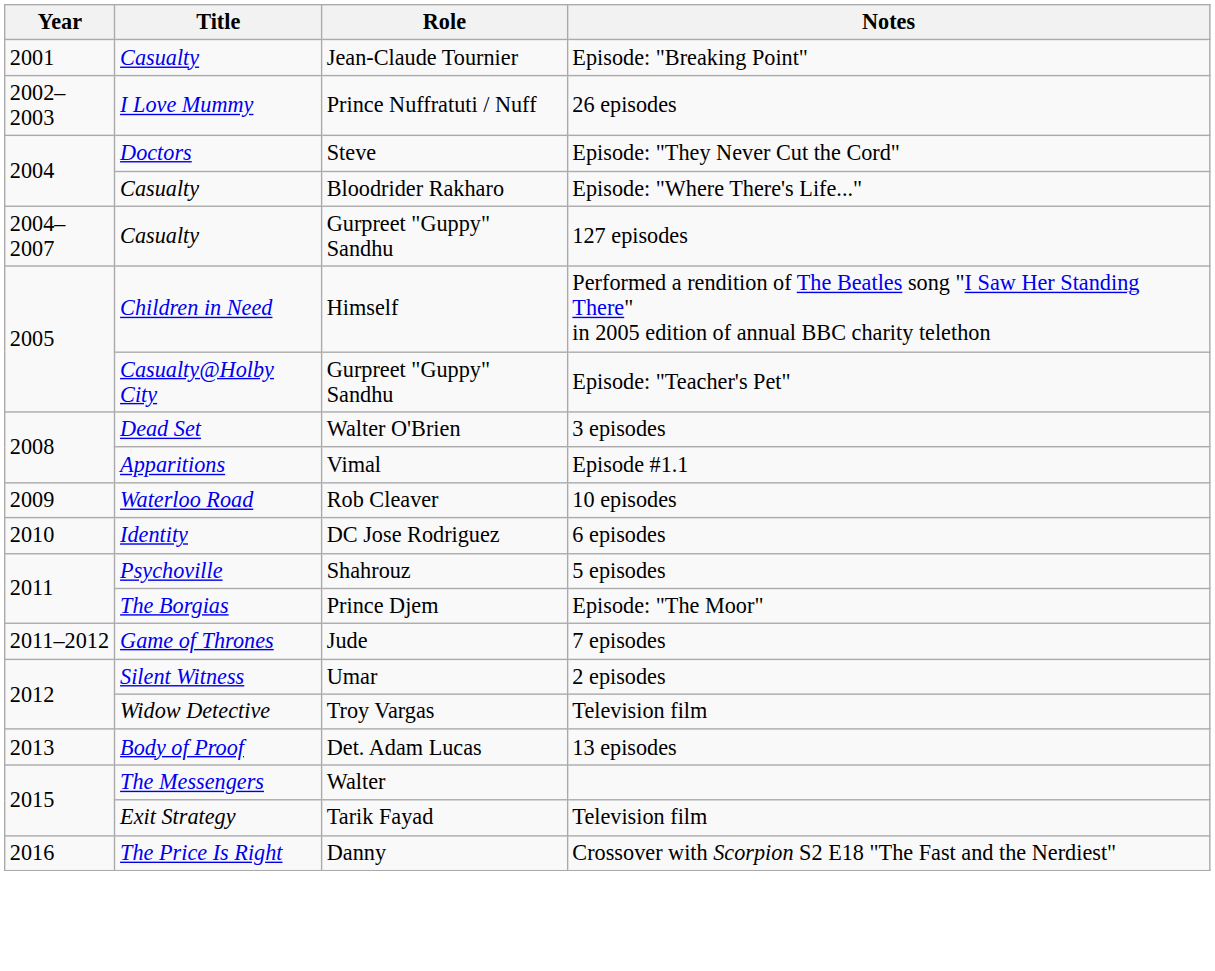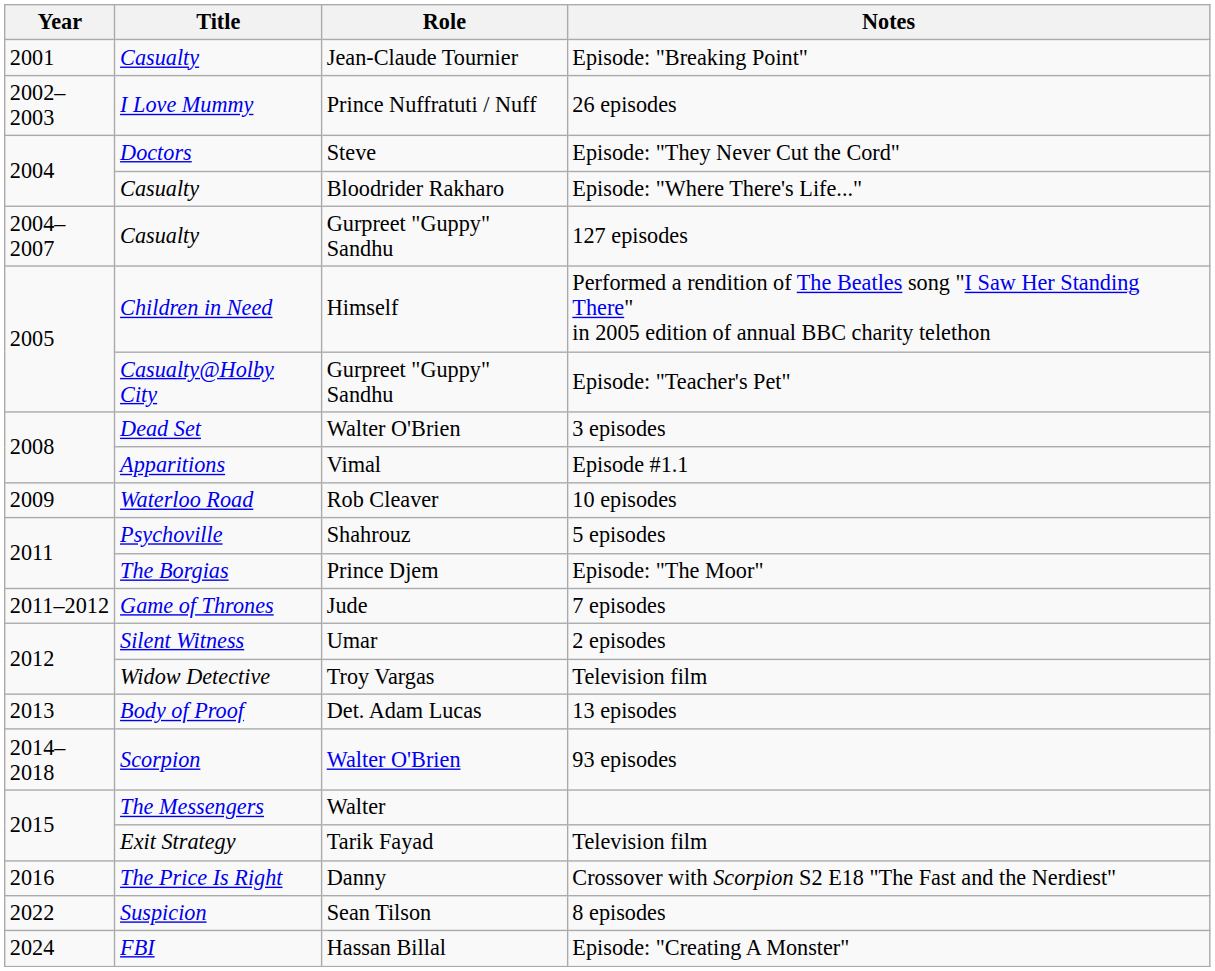- row: (154, 535)
+ row: (160, 759)
+ row: (163, 912)
+ row: (137, 948)
